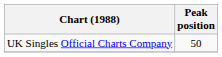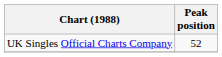(196, 43) 50 -> (196, 43) 52
